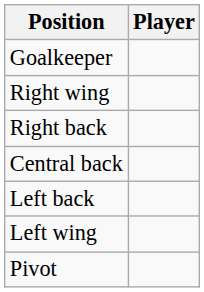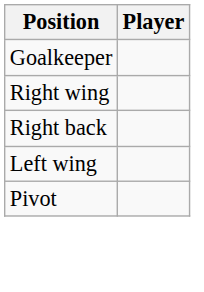- row: (66, 163)
- row: (52, 198)
